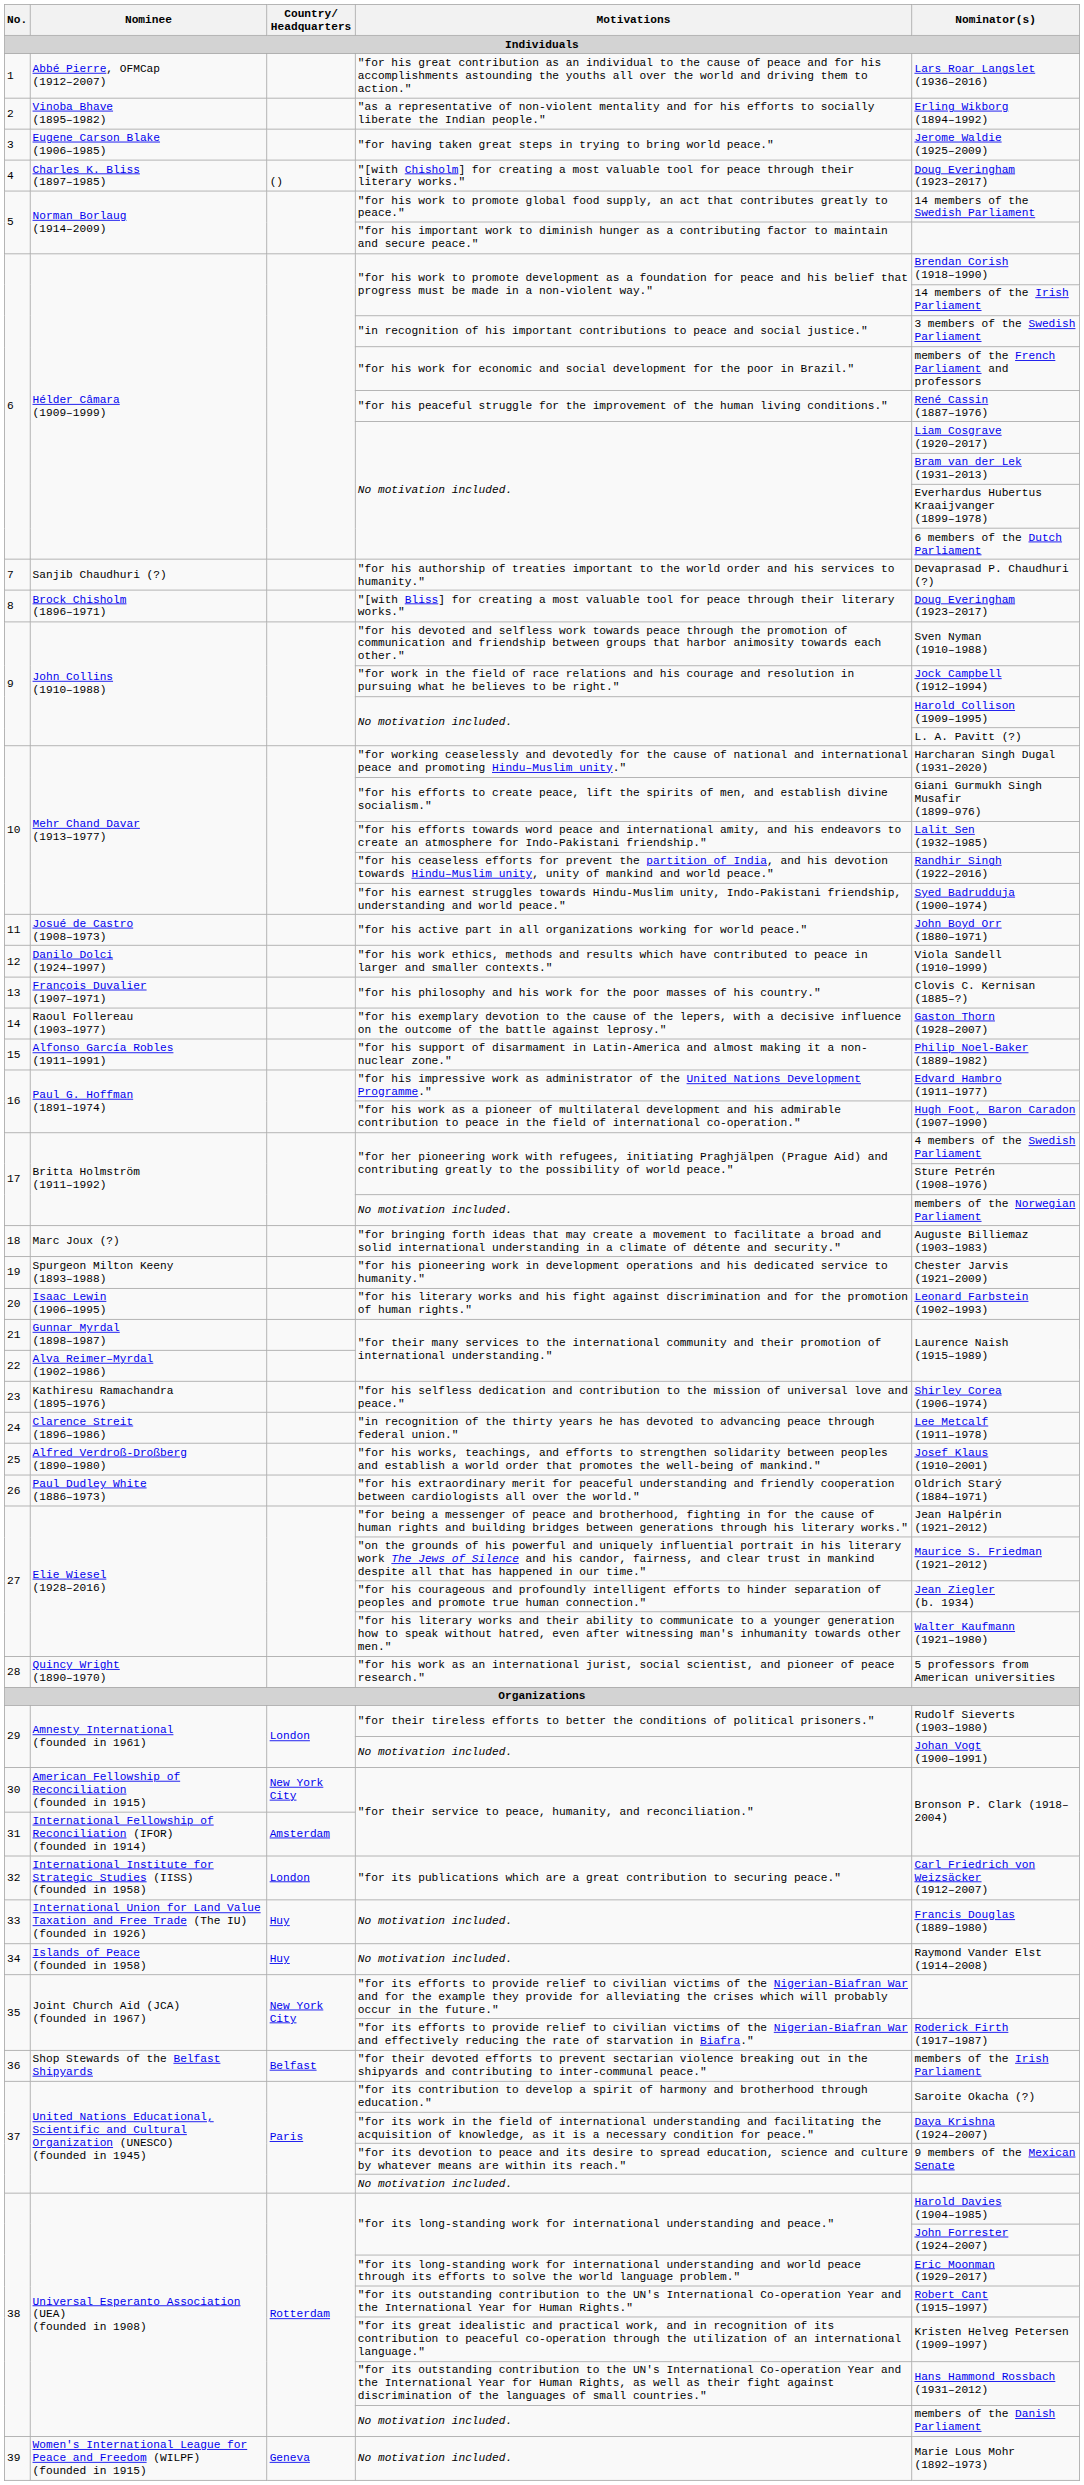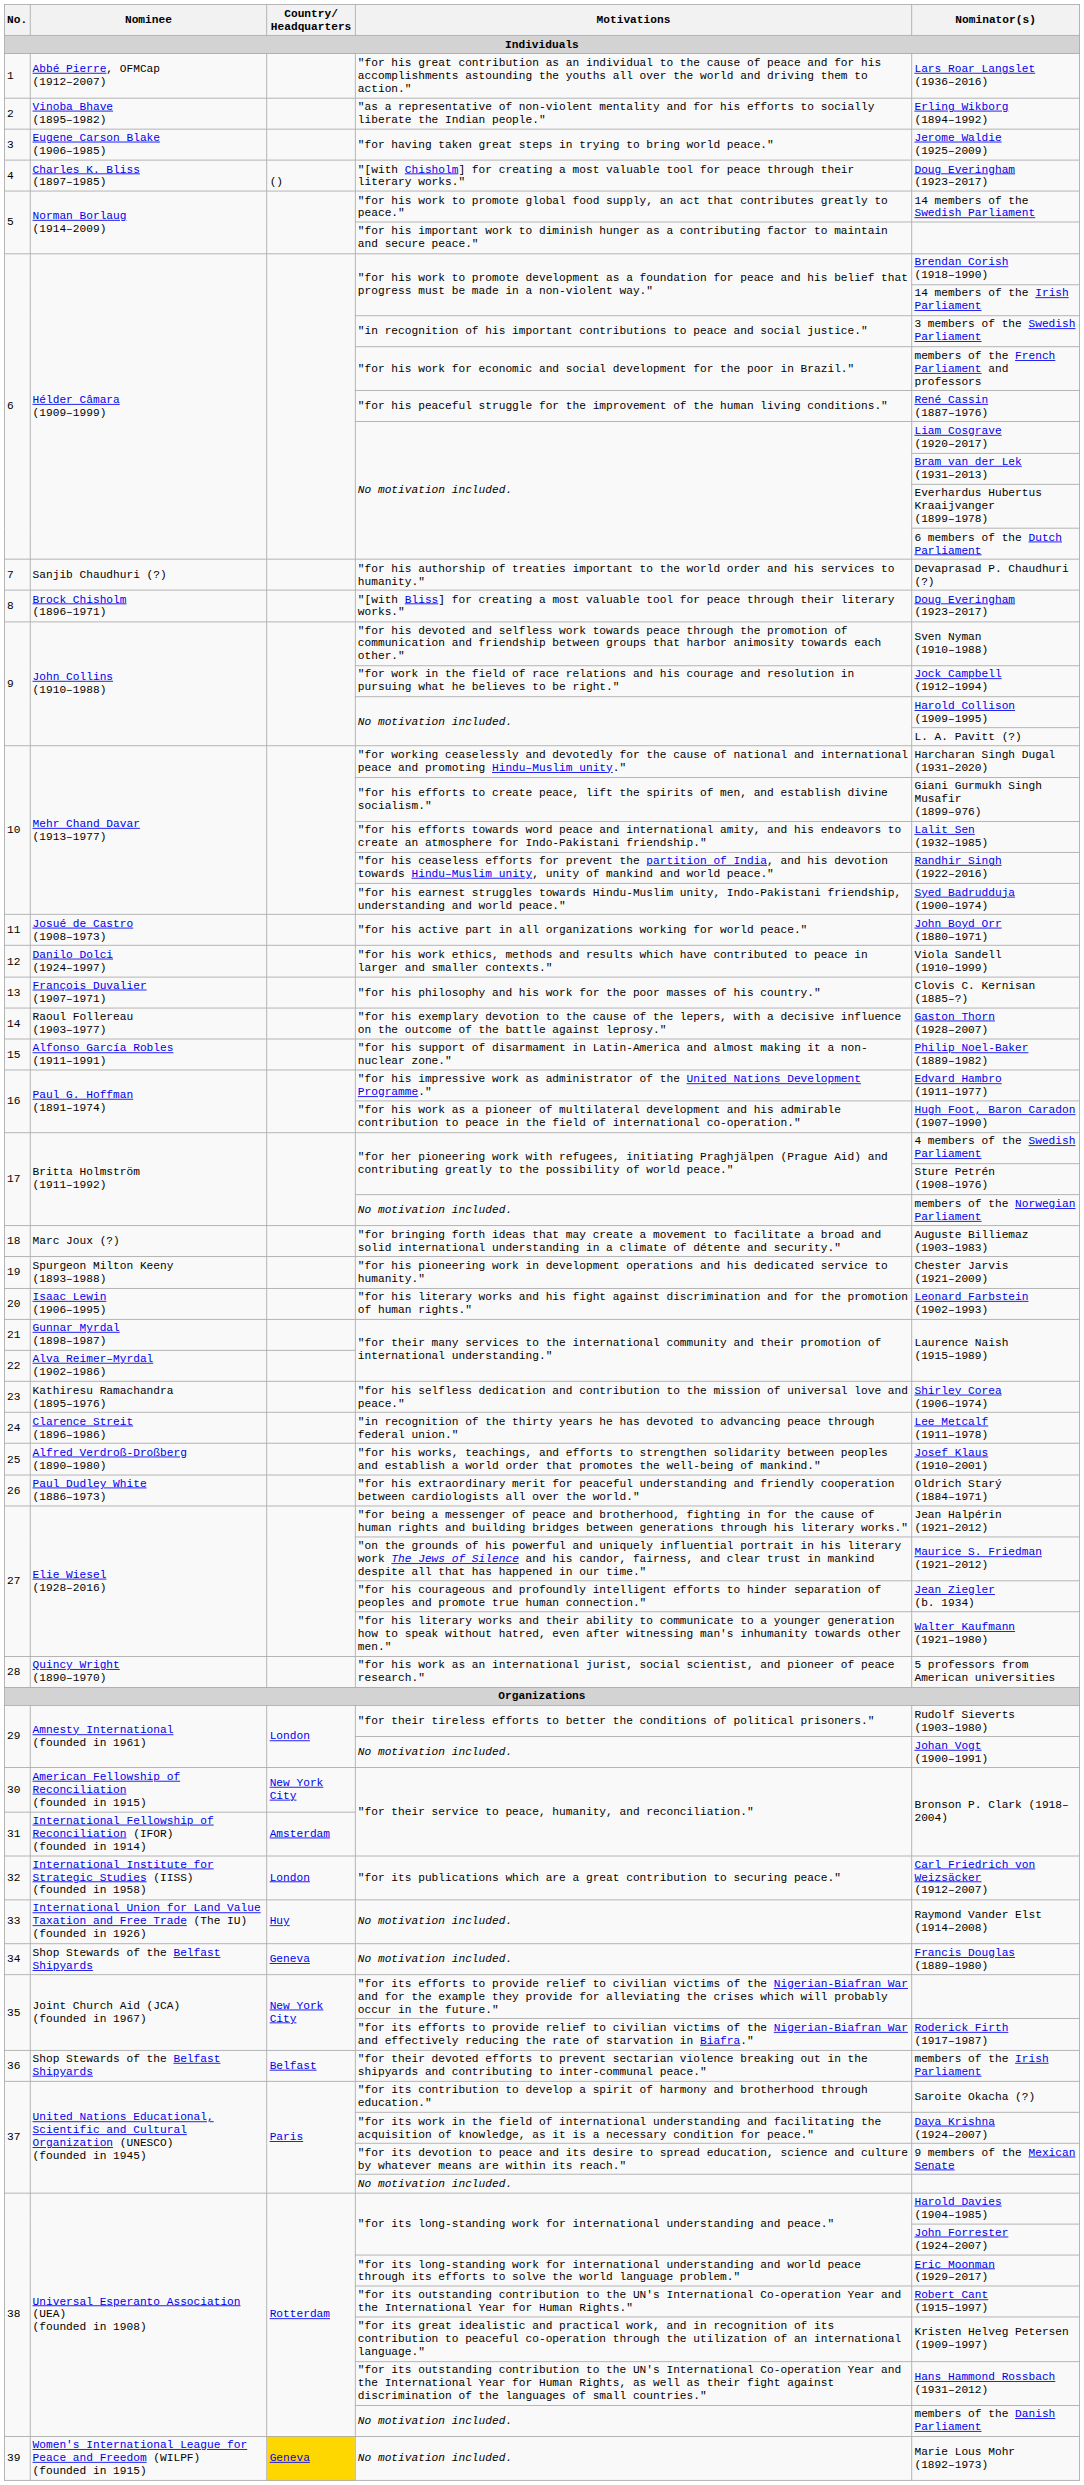(965, 1922) Francis Douglas (1889–1980) -> (978, 1922) Raymond Vander Elst (1914–2008)
(90, 1959) Islands of Peace (founded in 1958) -> (126, 1959) Shop Stewards of the Belfast Shipyards
(280, 1959) Huy -> (290, 1959) Geneva
(978, 1959) Raymond Vander Elst (1914–2008) -> (965, 1959) Francis Douglas (1889–1980)
(290, 2458) no background -> (290, 2458) gold background
